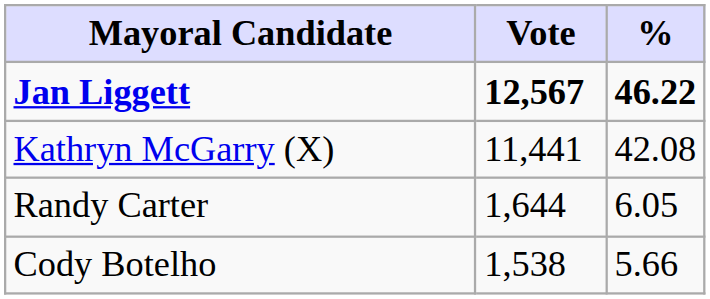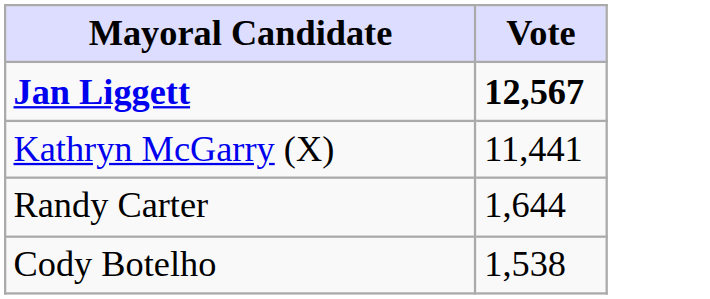- column: (655, 33)
